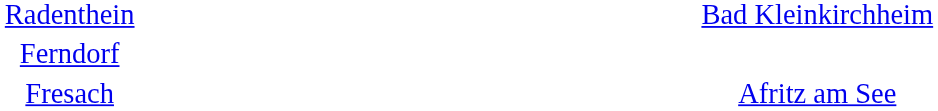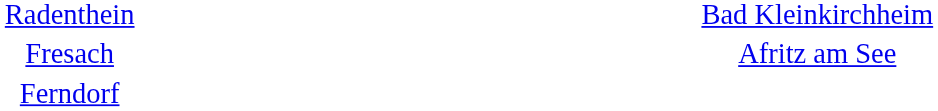rows swapped: (70, 54) <-> (70, 93)
